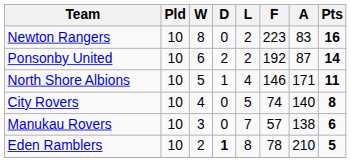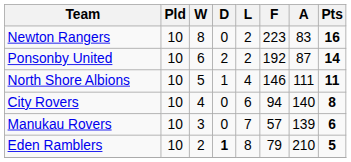(304, 80) 171 -> (304, 80) 111
(248, 102) 5 -> (248, 102) 6
(274, 102) 74 -> (274, 102) 94
(304, 124) 138 -> (304, 124) 139
(274, 146) 78 -> (274, 146) 79
